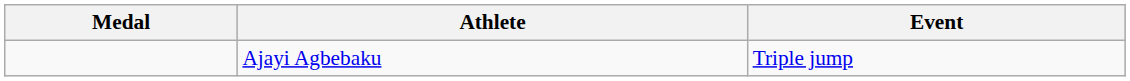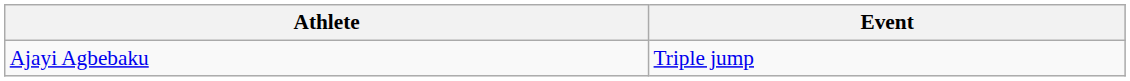- column: (121, 22)
